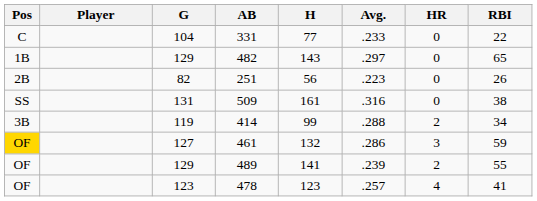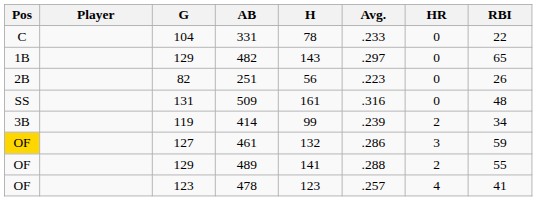(310, 36) 77 -> (310, 36) 78
(500, 100) 38 -> (500, 100) 48
(373, 121) .288 -> (373, 121) .239
(373, 164) .239 -> (373, 164) .288
